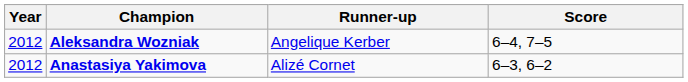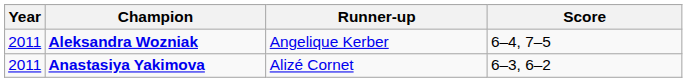(25, 41) 2012 -> (25, 41) 2011
(25, 66) 2012 -> (25, 66) 2011
